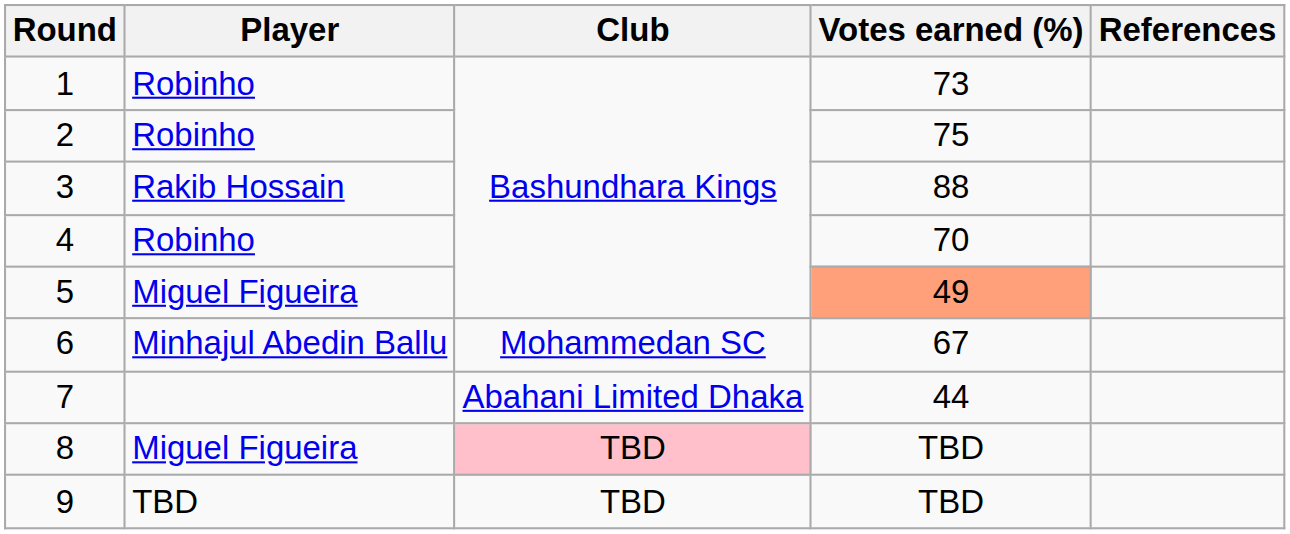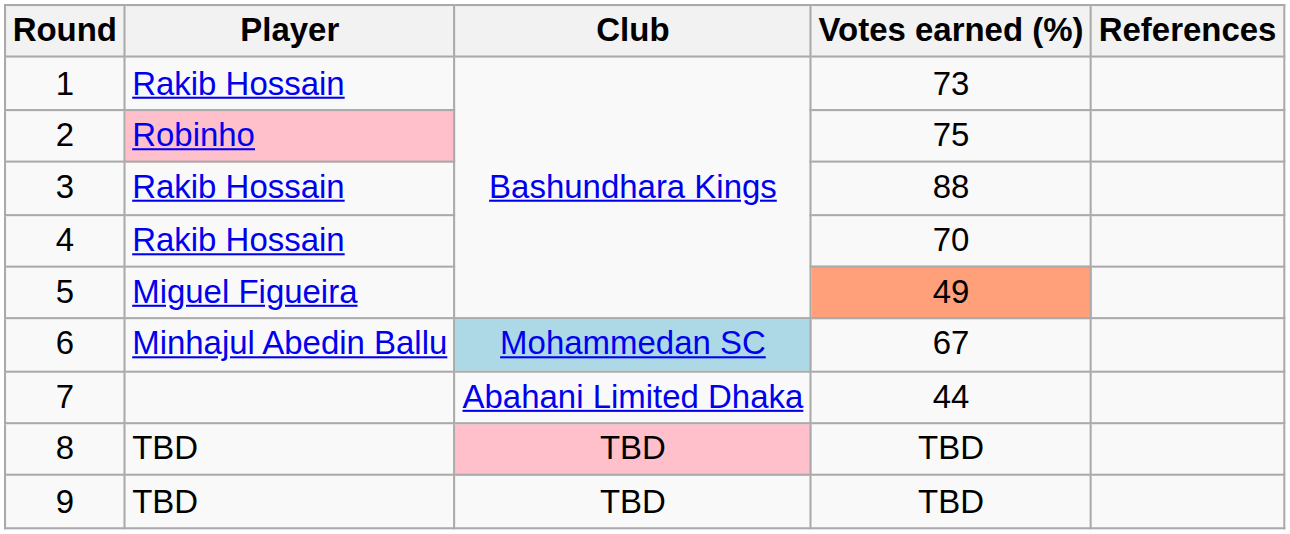(194, 82) Robinho -> (238, 82) Rakib Hossain
(194, 135) no background -> (194, 135) pink background
(194, 239) Robinho -> (238, 239) Rakib Hossain
(633, 344) no background -> (633, 344) lightblue background
(245, 448) Miguel Figueira -> (165, 448) TBD
